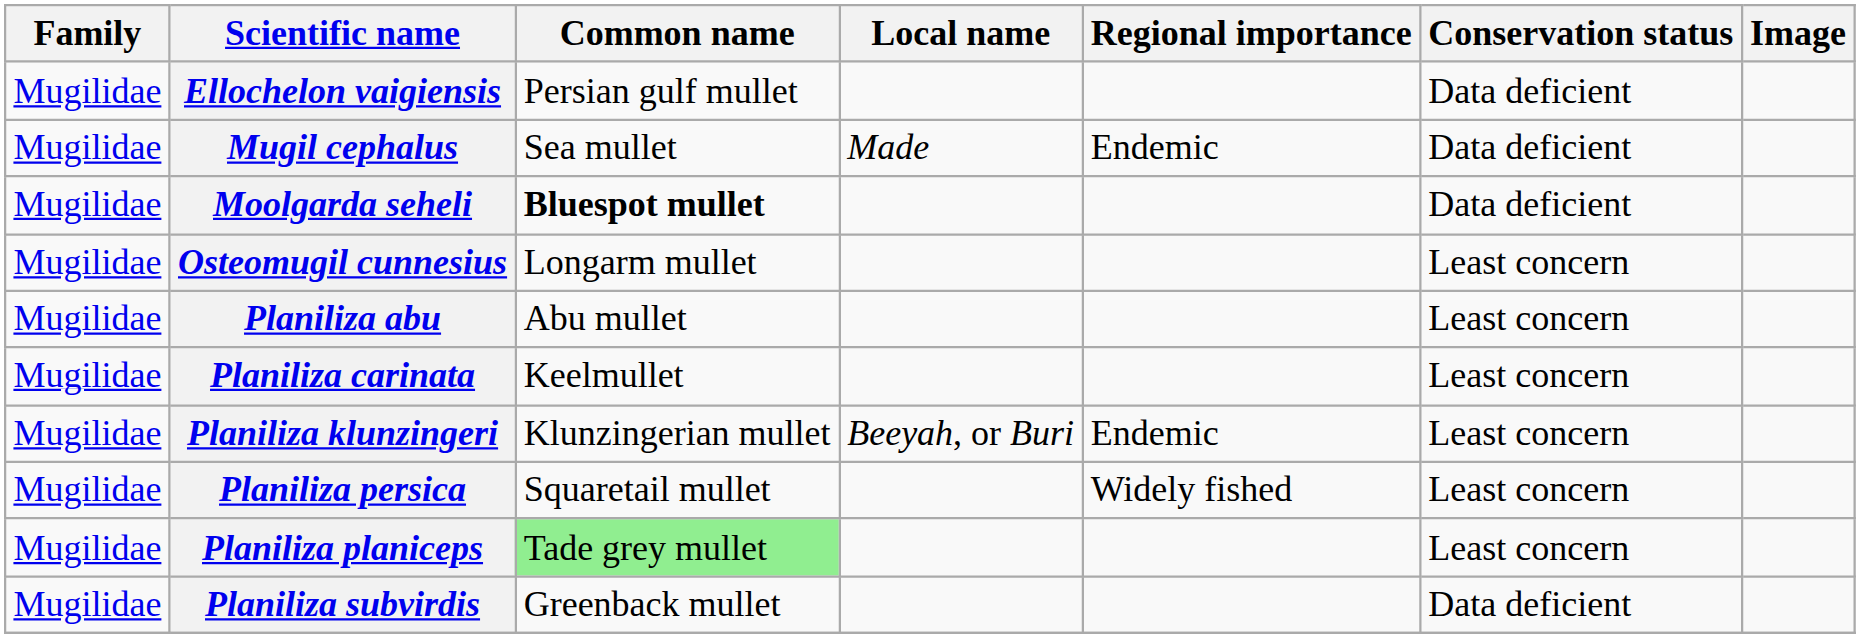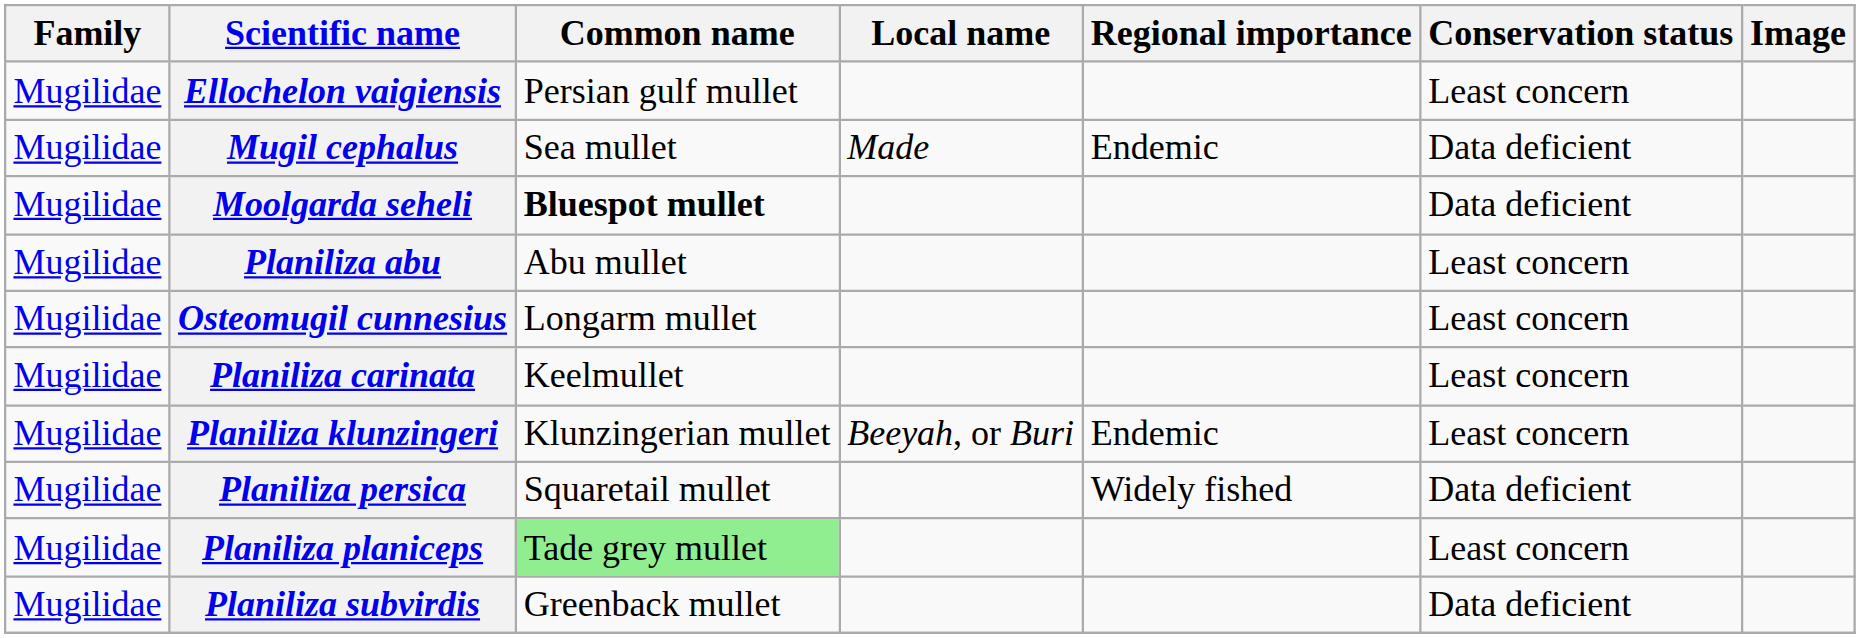(1530, 90) Data deficient -> (1529, 90) Least concern
rows swapped: (343, 261) <-> (343, 318)
(1529, 489) Least concern -> (1530, 489) Data deficient
